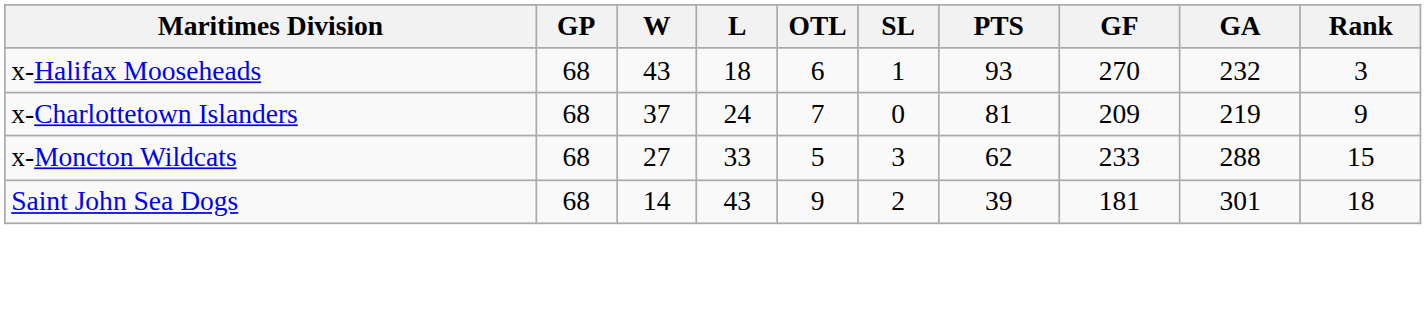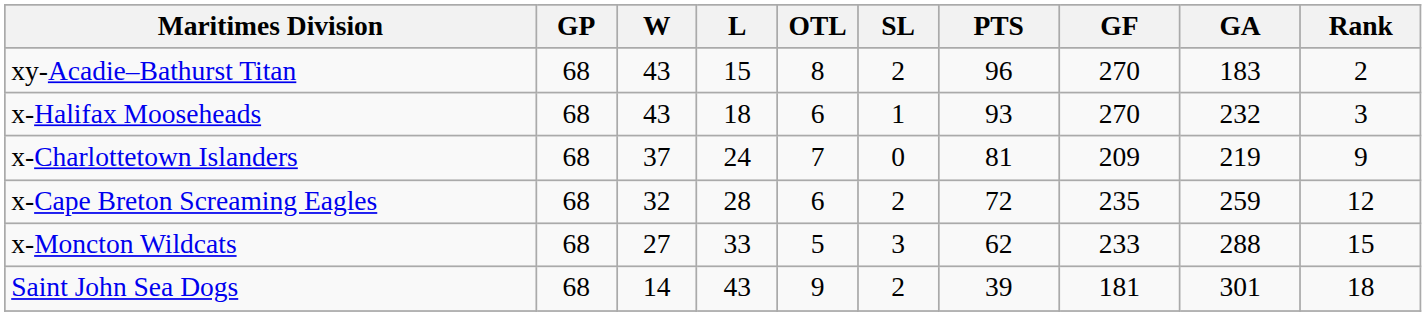+ row: (154, 69)
+ row: (194, 200)
